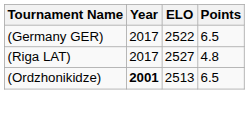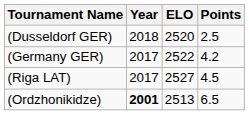+ row: (60, 36)
(210, 36) 6.5 -> (210, 57) 4.2
(210, 57) 4.8 -> (210, 78) 4.5
